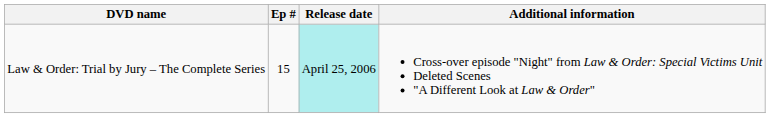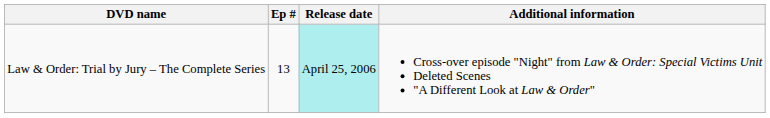(283, 68) 15 -> (283, 68) 13
